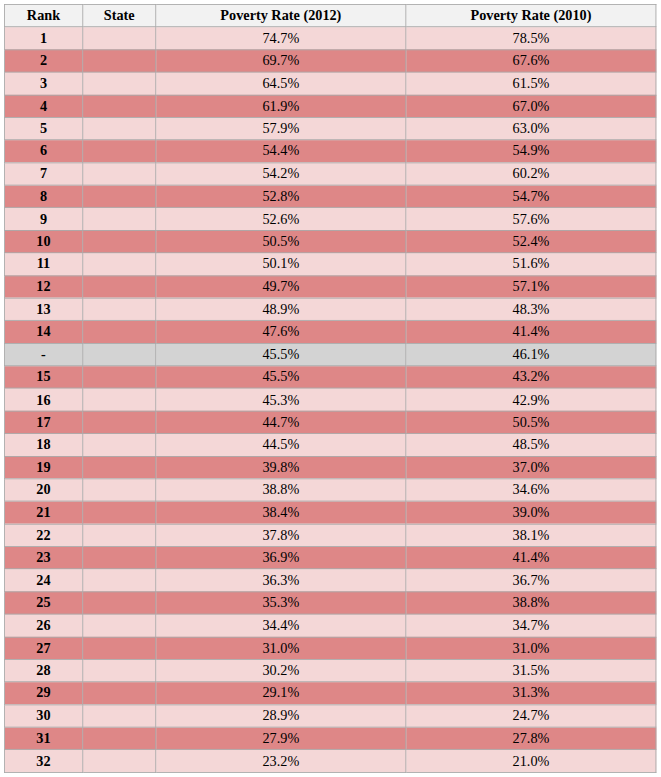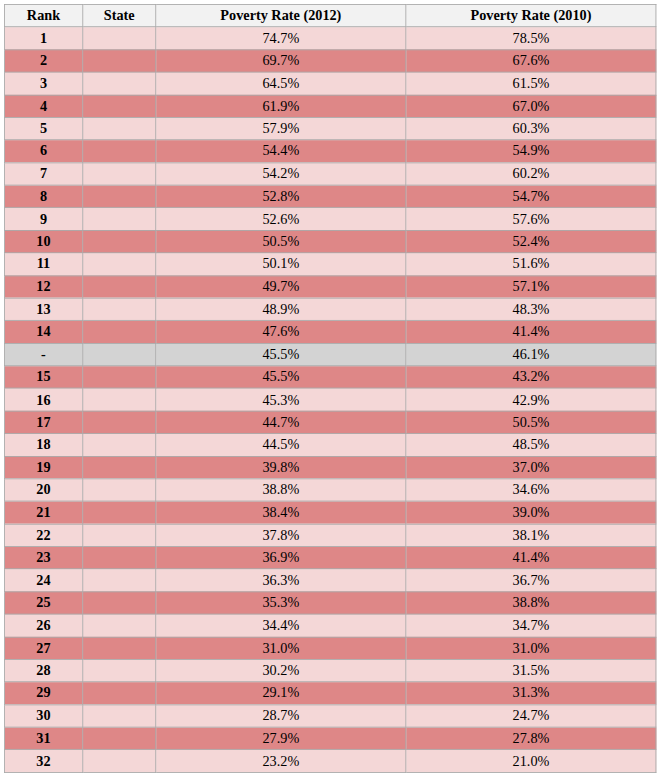(531, 128) 63.0% -> (531, 128) 60.3%
(281, 715) 28.9% -> (281, 715) 28.7%
